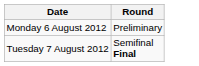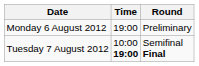+ column: (126, 12)
